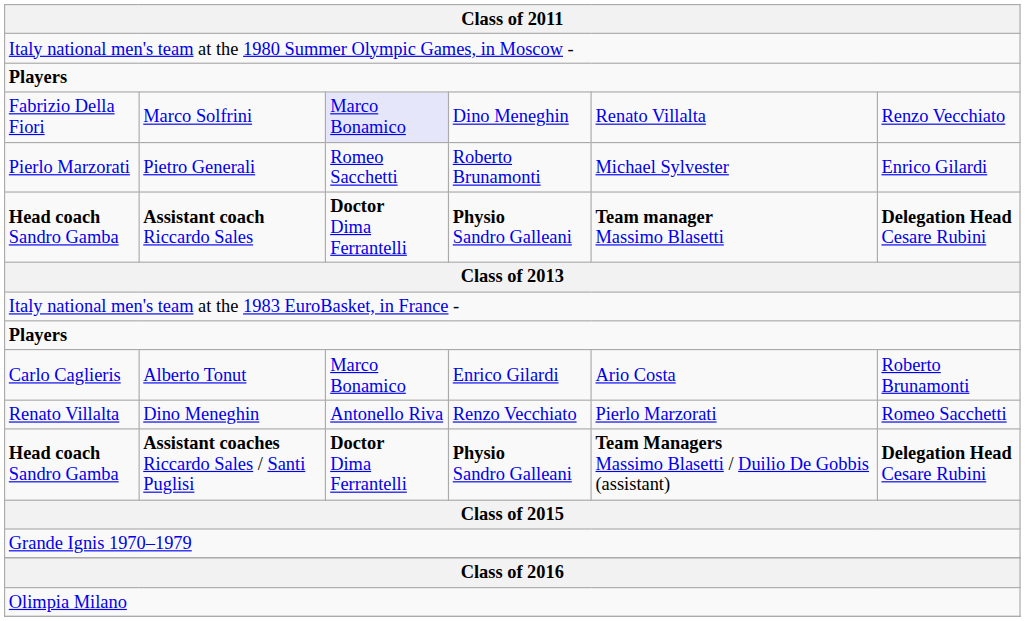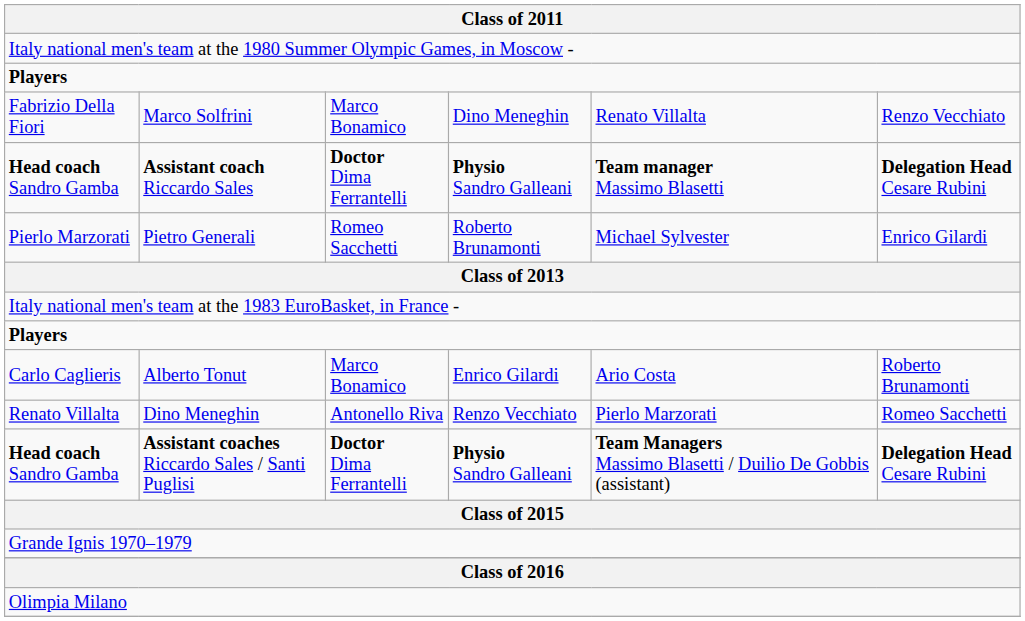(368, 116) lavender background -> (368, 116) no background
rows swapped: (69, 166) <-> (64, 227)
